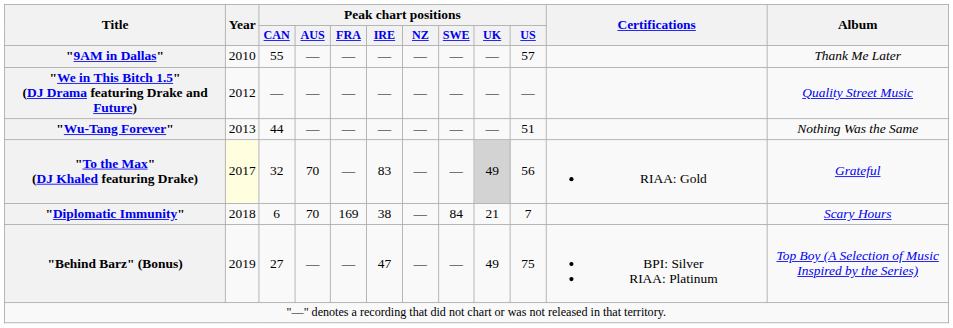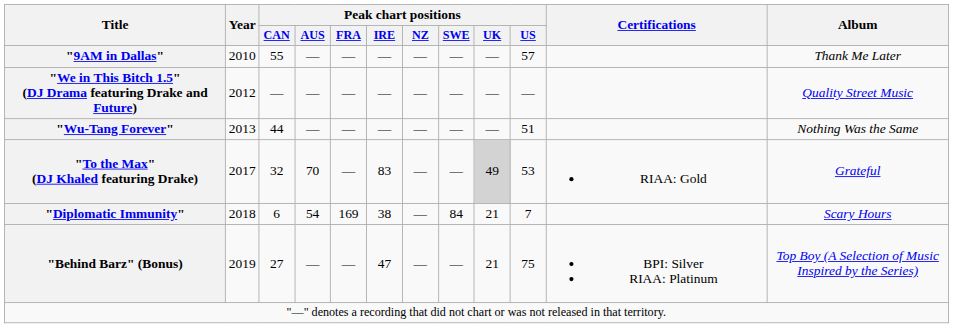(242, 171) lightyellow background -> (242, 171) no background
(528, 171) 56 -> (528, 171) 53
(313, 213) 70 -> (313, 213) 54
(492, 263) 49 -> (492, 263) 21
